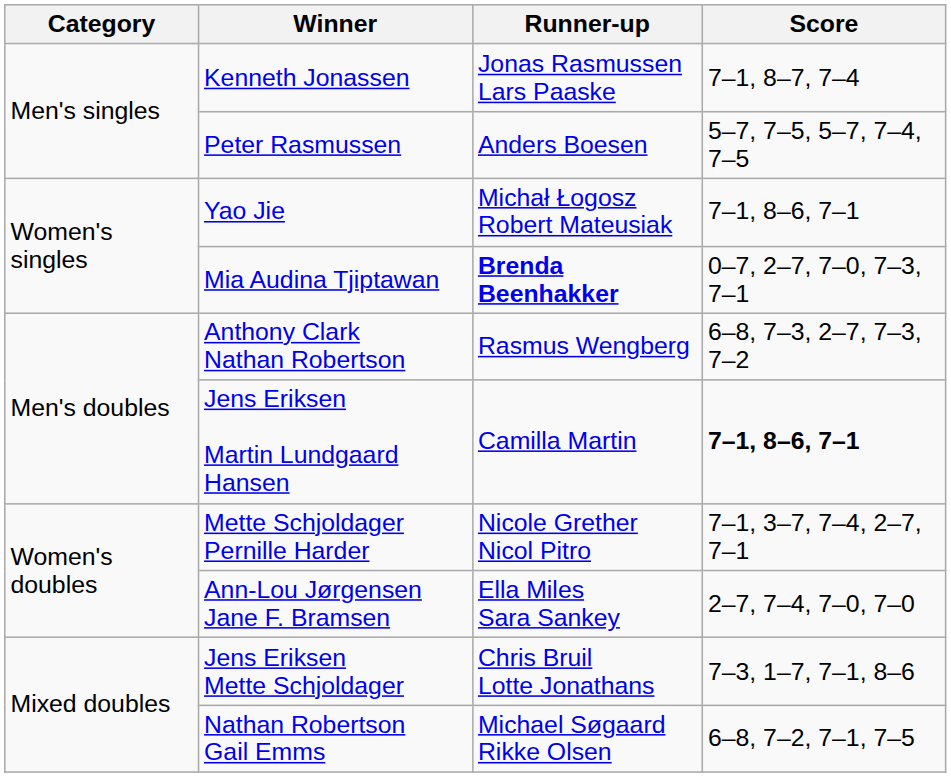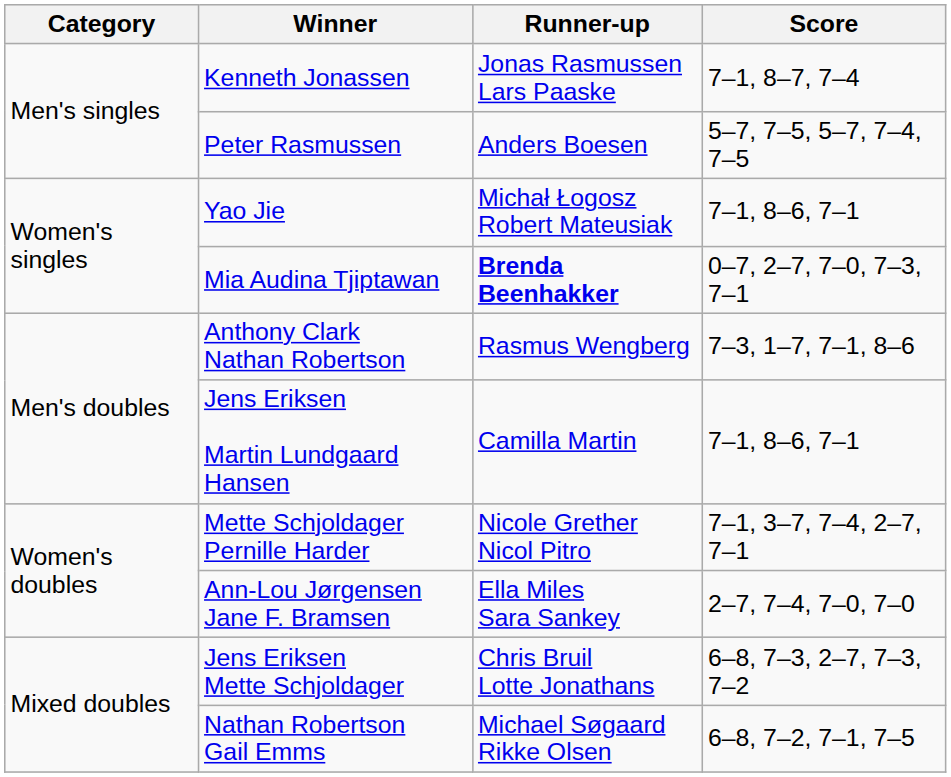(815, 346) 6–8, 7–3, 2–7, 7–3, 7–2 -> (811, 346) 7–3, 1–7, 7–1, 8–6
(784, 441) bold -> (784, 441) normal
(811, 671) 7–3, 1–7, 7–1, 8–6 -> (815, 671) 6–8, 7–3, 2–7, 7–3, 7–2
